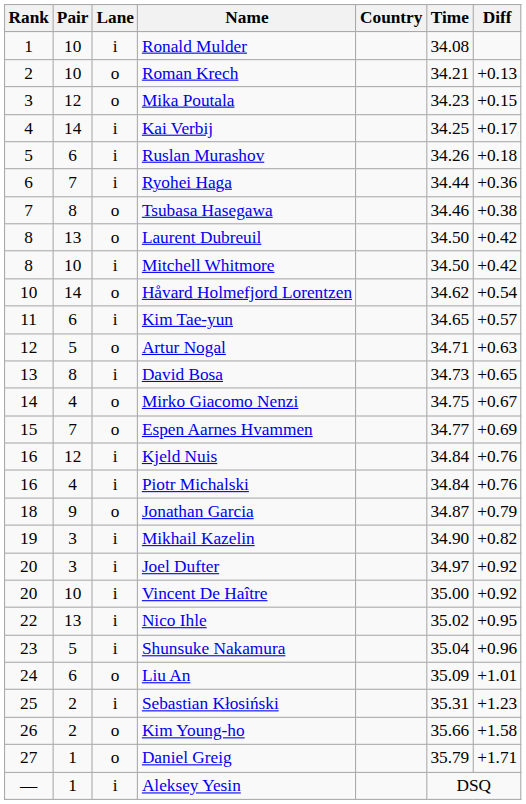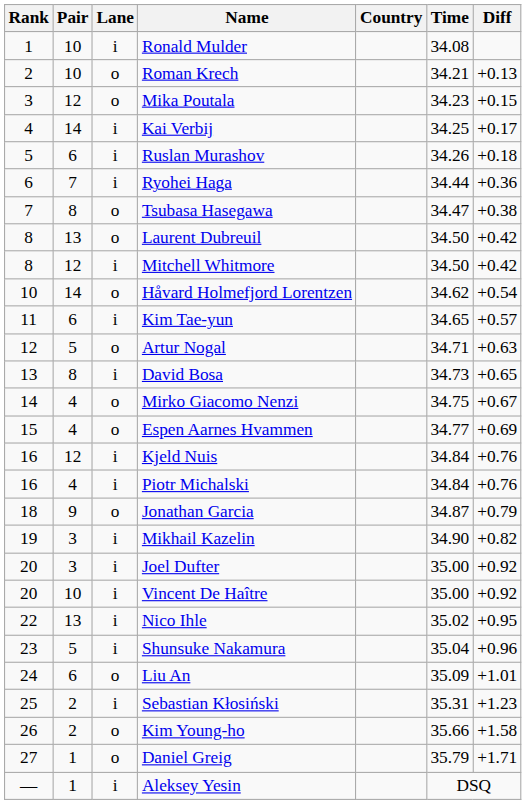(450, 210) 34.46 -> (450, 210) 34.47
(73, 264) 10 -> (73, 264) 12
(73, 429) 7 -> (73, 429) 4
(450, 566) 34.97 -> (450, 566) 35.00
